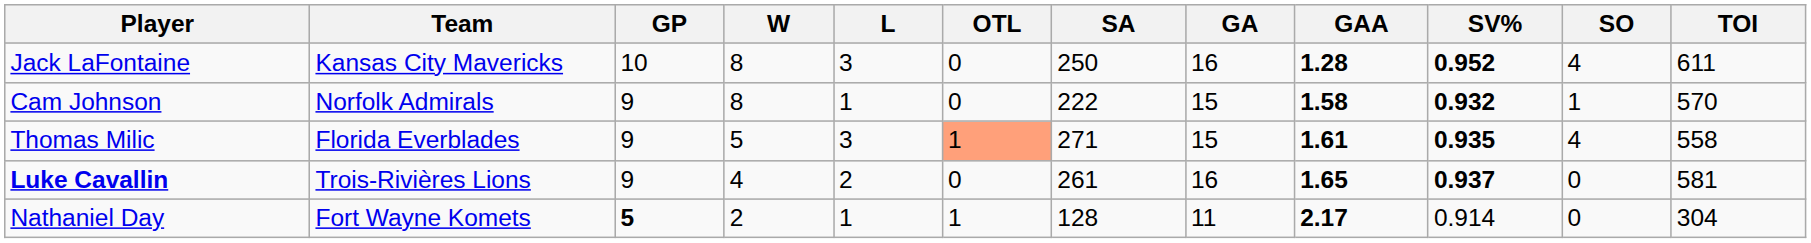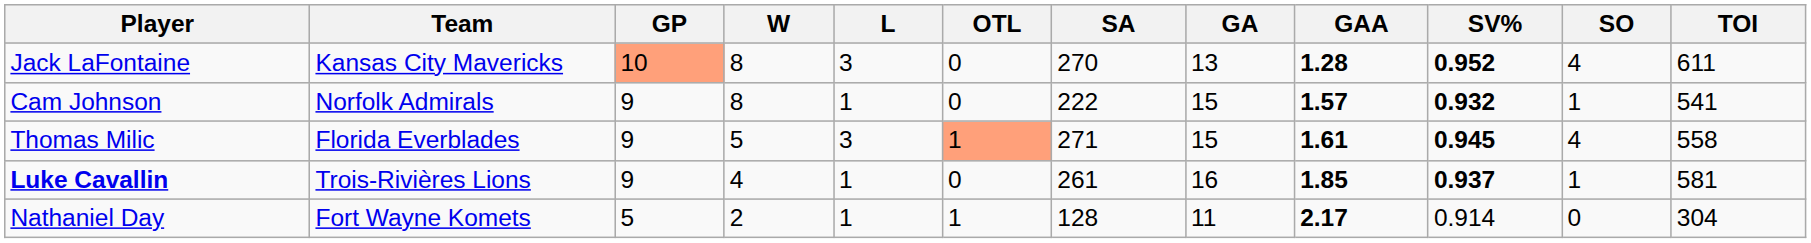(634, 62) no background -> (634, 62) lightsalmon background
(1078, 62) 250 -> (1078, 62) 270
(1205, 62) 16 -> (1205, 62) 13
(1324, 101) 1.58 -> (1324, 101) 1.57
(1697, 101) 570 -> (1697, 101) 541
(1465, 140) 0.935 -> (1465, 140) 0.945
(846, 179) 2 -> (846, 179) 1
(1324, 179) 1.65 -> (1324, 179) 1.85
(1574, 179) 0 -> (1574, 179) 1
(627, 218) bold -> (627, 218) normal
